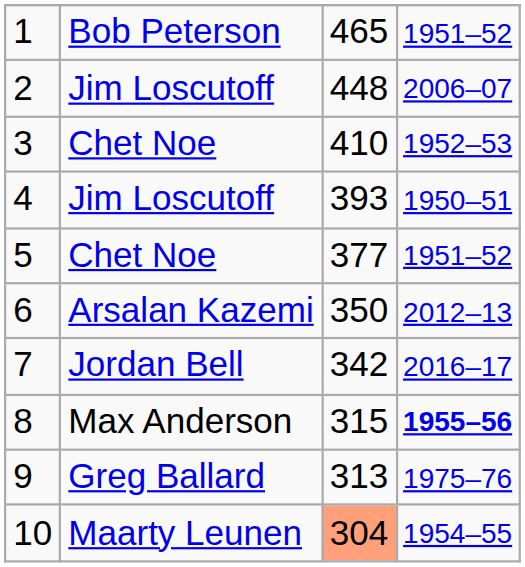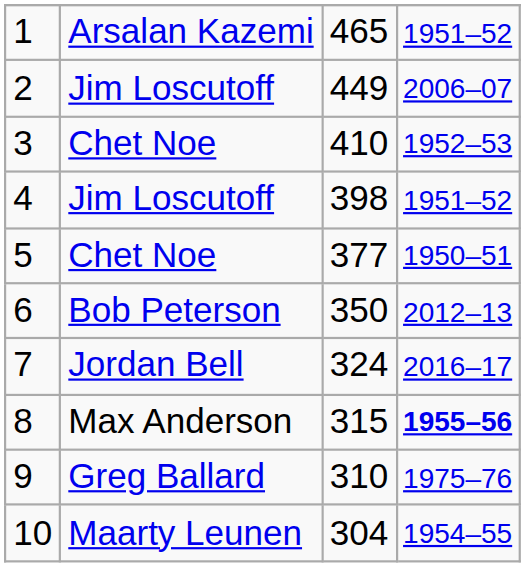(174, 32) Bob Peterson -> (191, 32) Arsalan Kazemi
(359, 87) 448 -> (359, 87) 449
(359, 198) 393 -> (359, 198) 398
(458, 200) 1950–51 -> (458, 200) 1951–52
(458, 255) 1951–52 -> (458, 255) 1950–51
(191, 310) Arsalan Kazemi -> (174, 310) Bob Peterson
(359, 365) 342 -> (359, 365) 324
(359, 476) 313 -> (359, 476) 310
(359, 532) lightsalmon background -> (359, 532) no background
